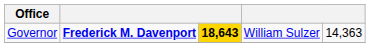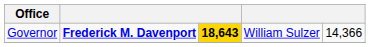(344, 33) 14,363 -> (344, 33) 14,366
